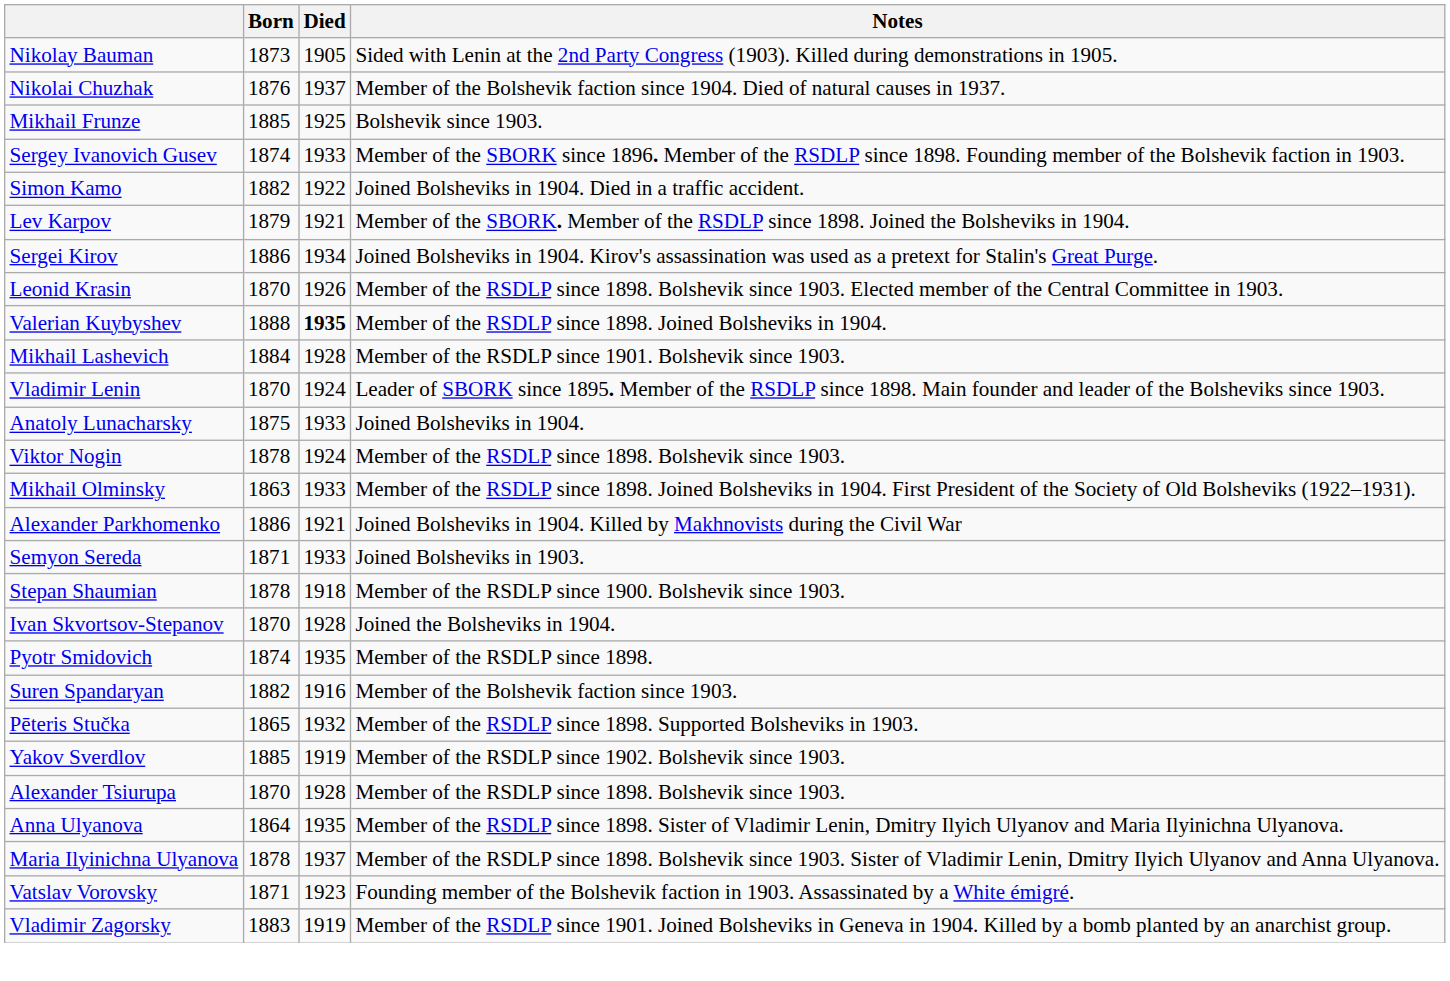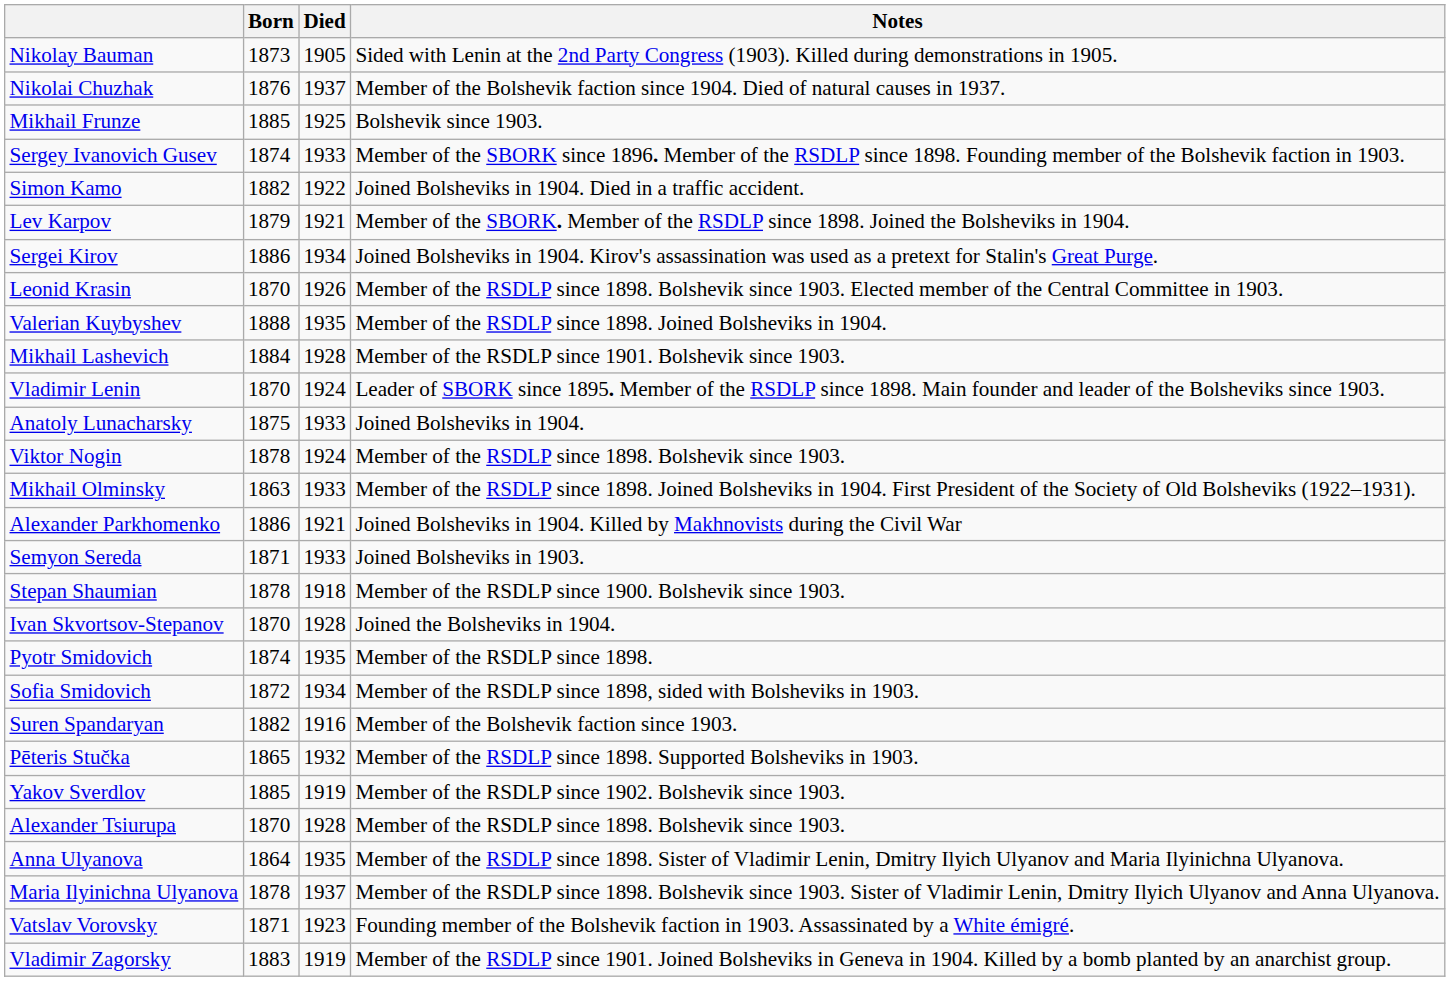(325, 322) bold -> (325, 322) normal
+ row: (80, 691)
